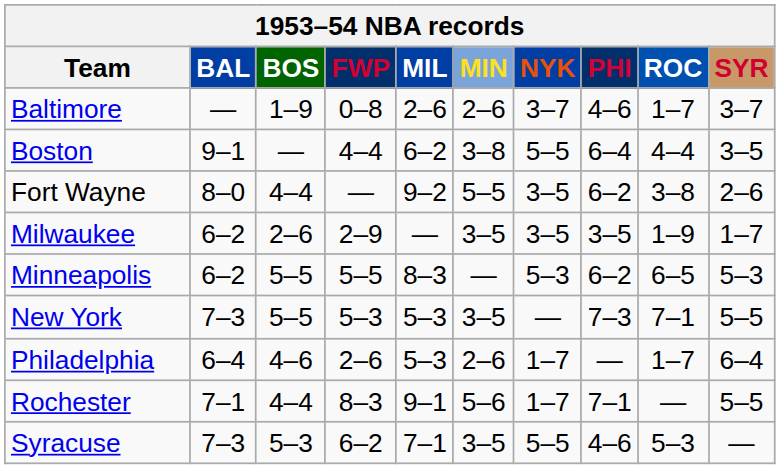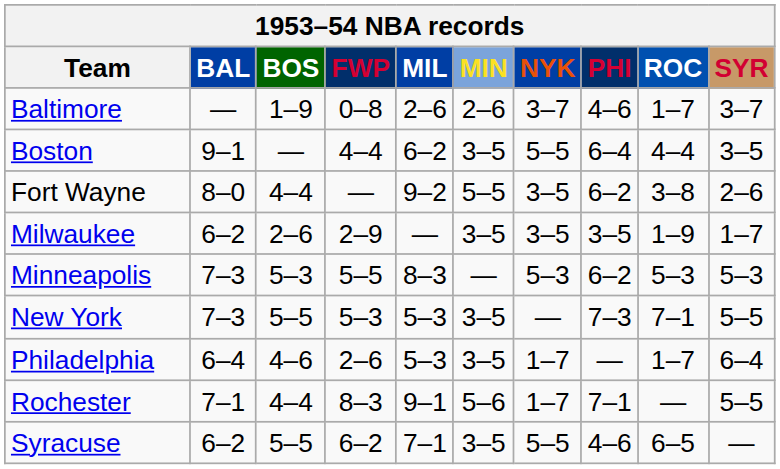(484, 151) 3–8 -> (484, 151) 3–5
(223, 276) 6–2 -> (223, 276) 7–3
(291, 276) 5–5 -> (291, 276) 5–3
(673, 276) 6–5 -> (673, 276) 5–3
(484, 359) 2–6 -> (484, 359) 3–5
(223, 442) 7–3 -> (223, 442) 6–2
(291, 442) 5–3 -> (291, 442) 5–5
(673, 442) 5–3 -> (673, 442) 6–5
